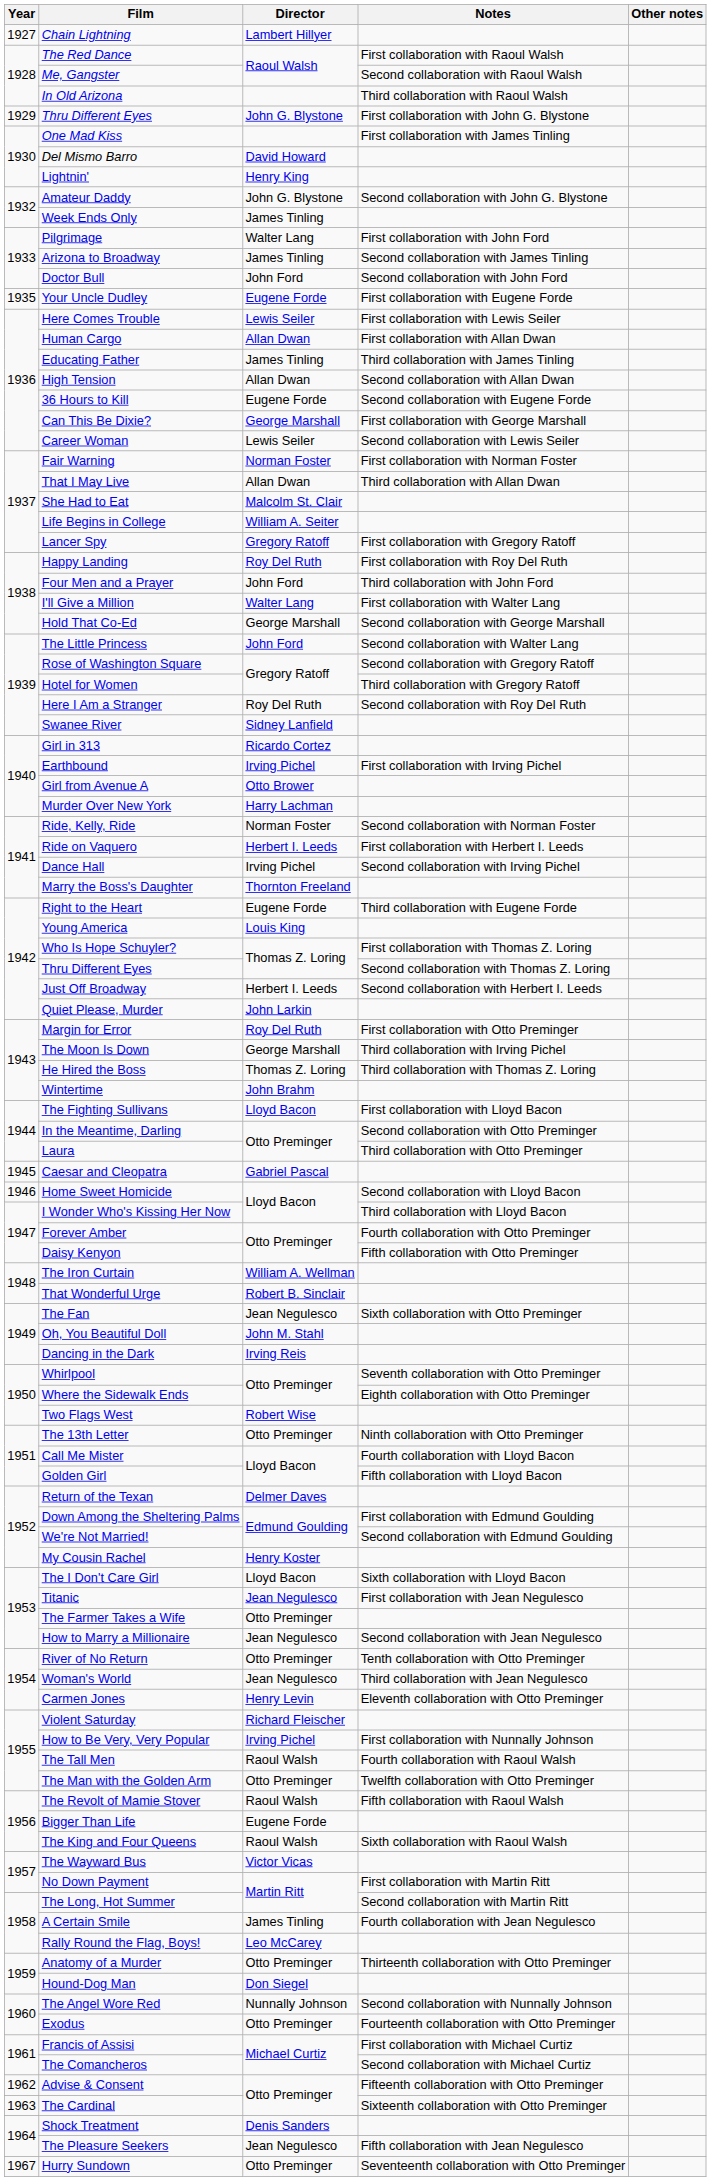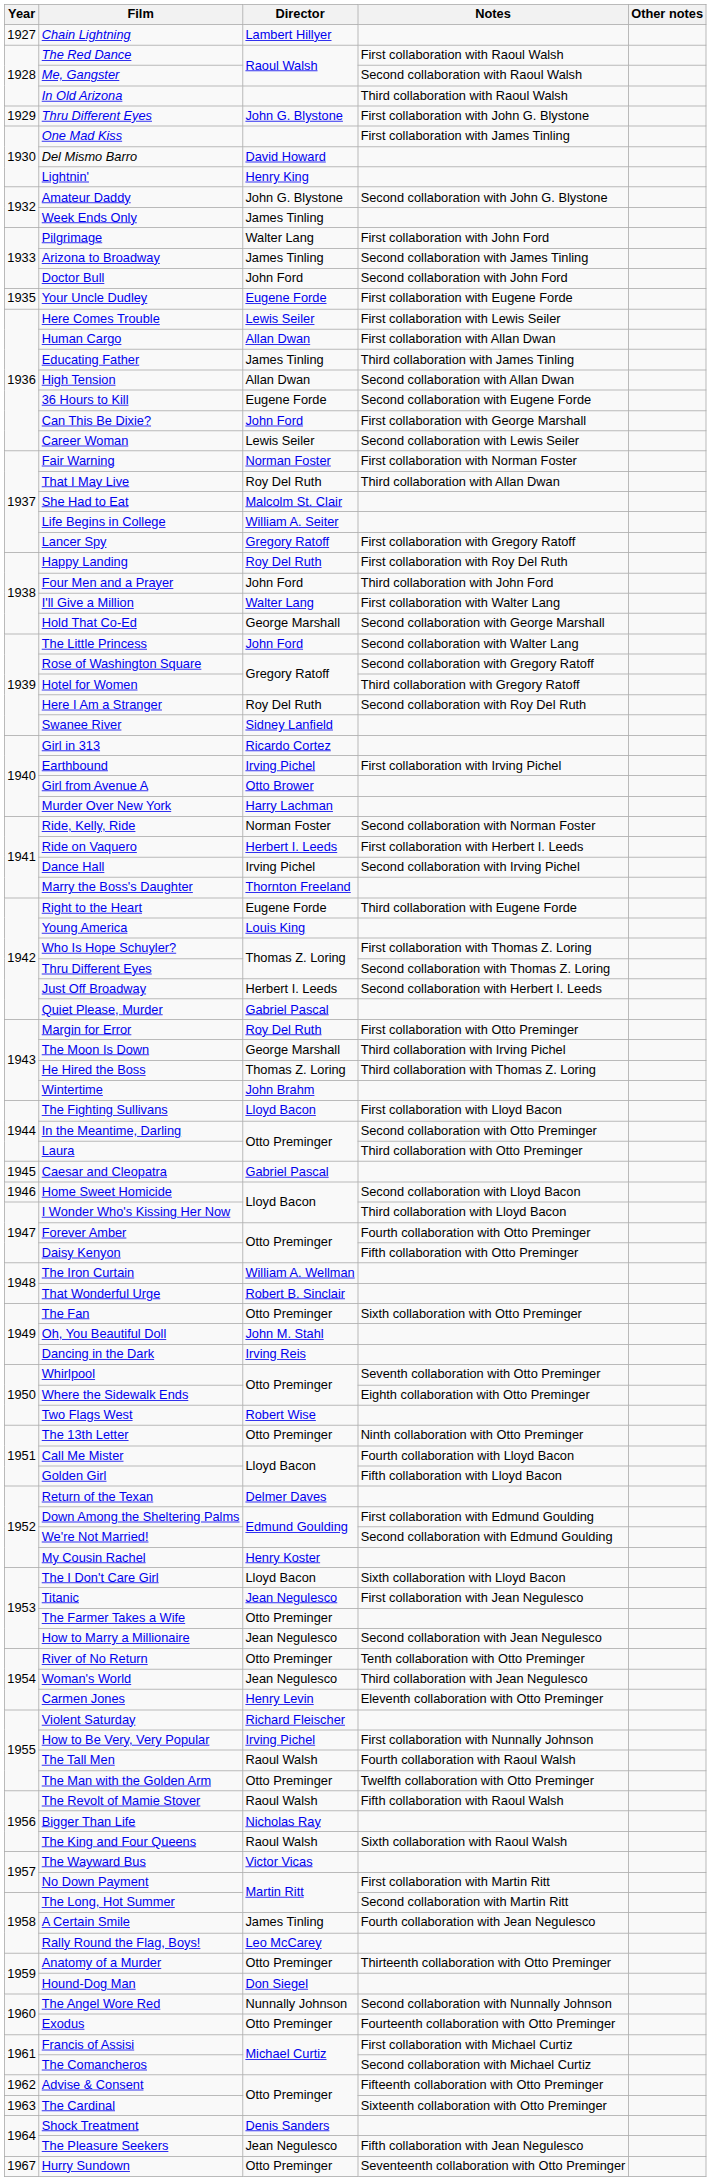(293, 420) George Marshall -> (274, 420) John Ford
(278, 481) Allan Dwan -> (283, 481) Roy Del Ruth
(279, 1009) John Larkin -> (287, 1009) Gabriel Pascal
(291, 1313) Jean Negulesco -> (289, 1313) Otto Preminger
(286, 1821) Eugene Forde -> (283, 1821) Nicholas Ray
